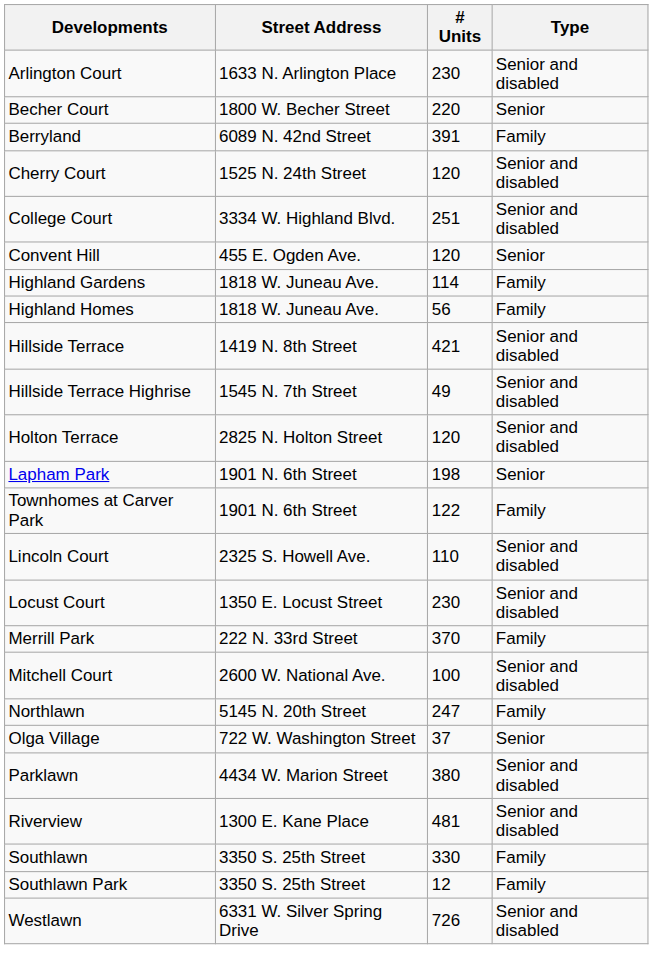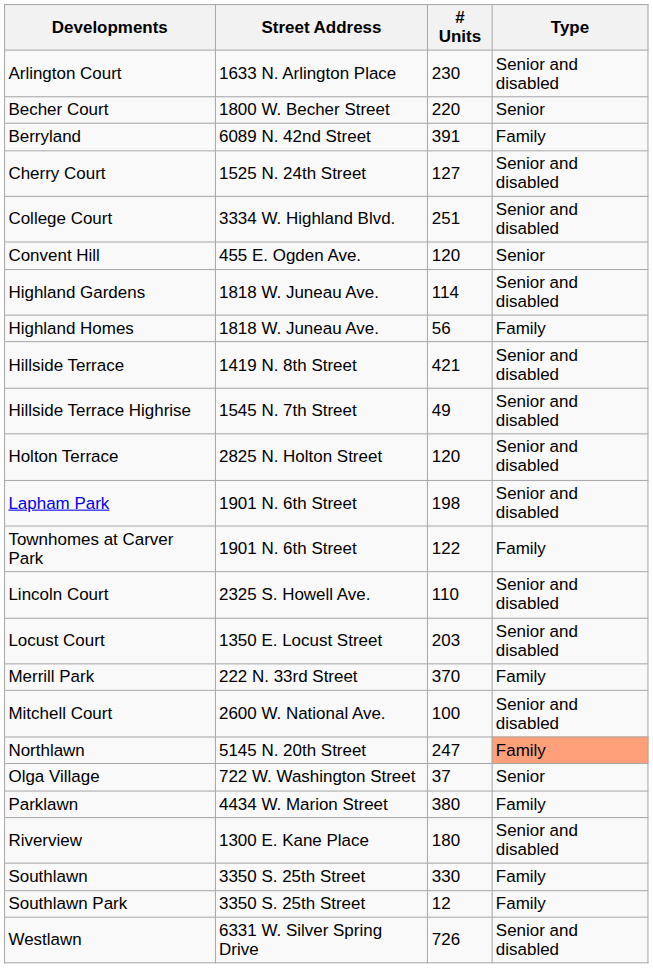(446, 173) 120 -> (446, 173) 127
(521, 282) Family -> (537, 292) Senior and disabled
(520, 474) Senior -> (537, 502) Senior and disabled
(446, 602) 230 -> (446, 640) 203
(521, 711) no background -> (521, 750) lightsalmon background
(537, 775) Senior and disabled -> (521, 803) Family
(446, 821) 481 -> (446, 840) 180
